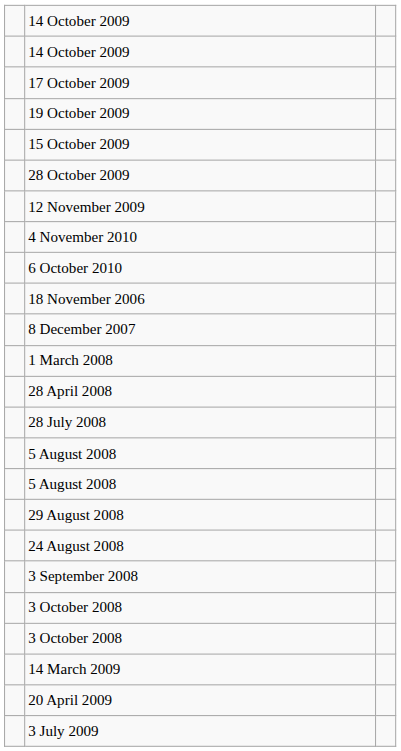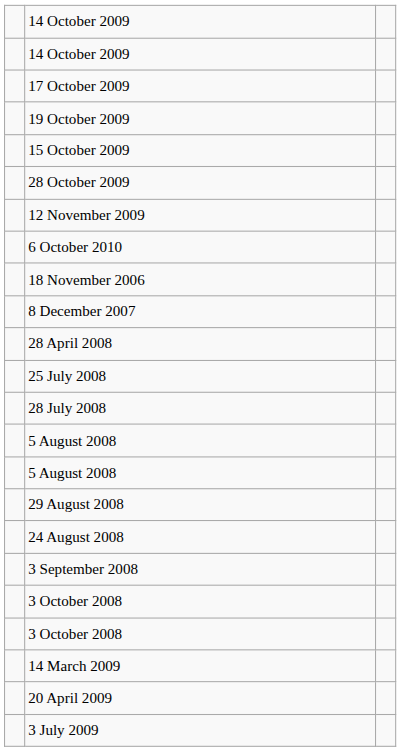- row: (15, 237)
- row: (15, 361)
+ row: (15, 376)
